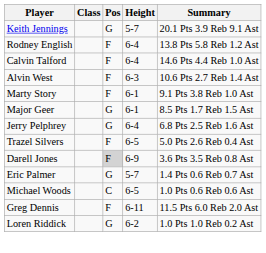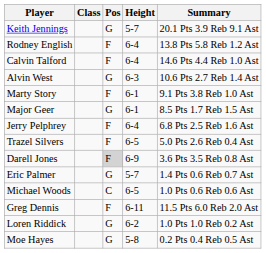(108, 77) F -> (109, 77) G
(109, 126) G -> (108, 126) F
+ row: (30, 239)
